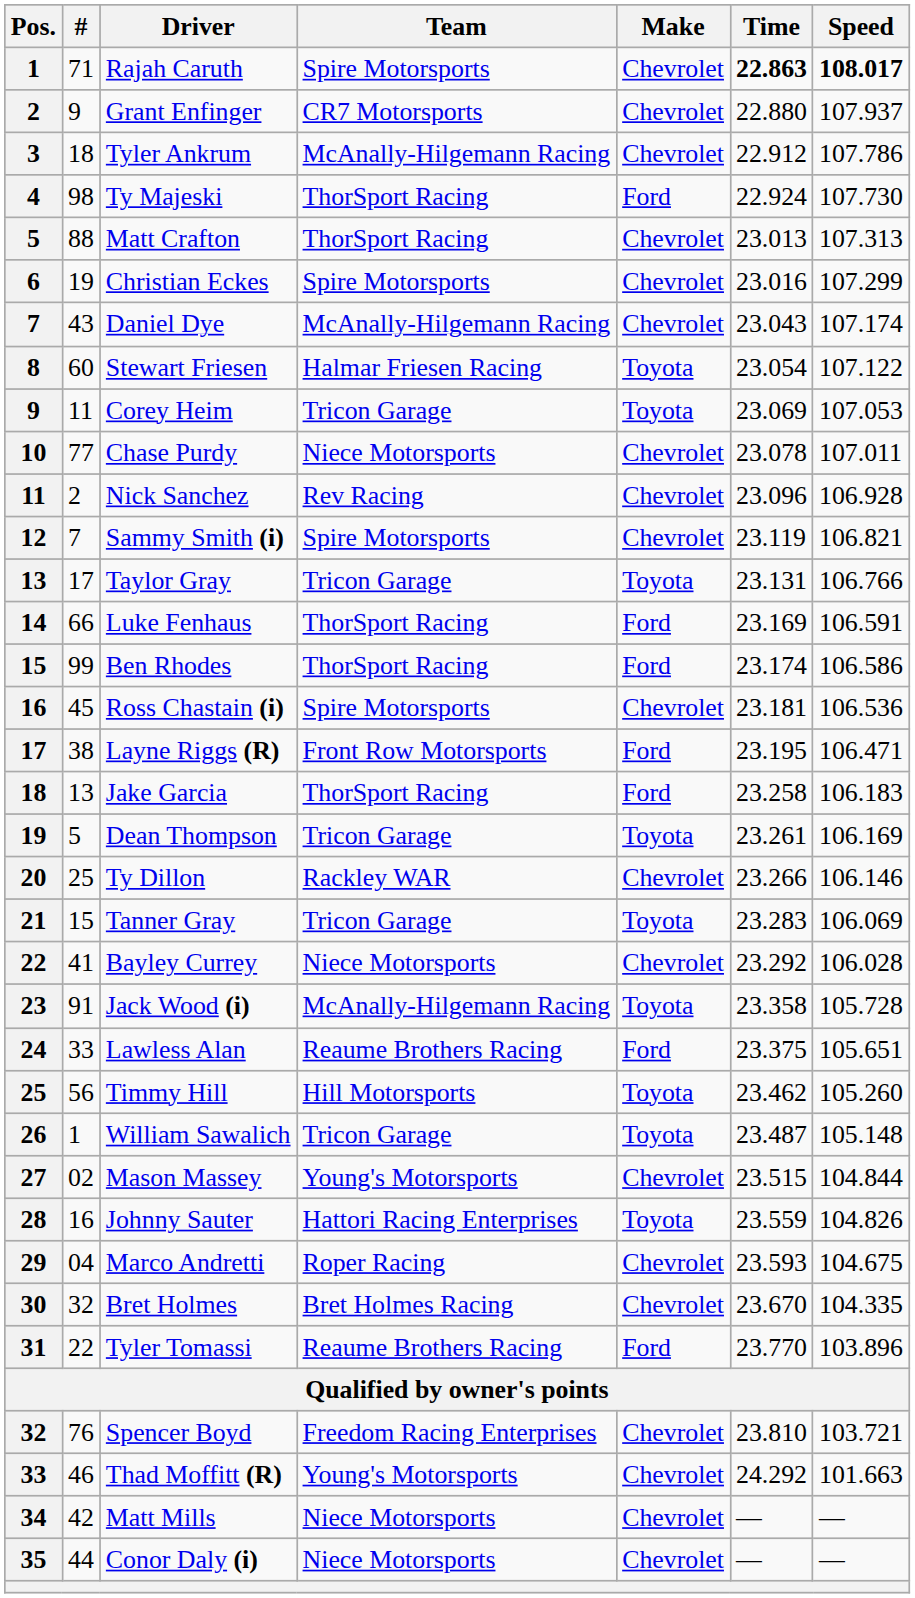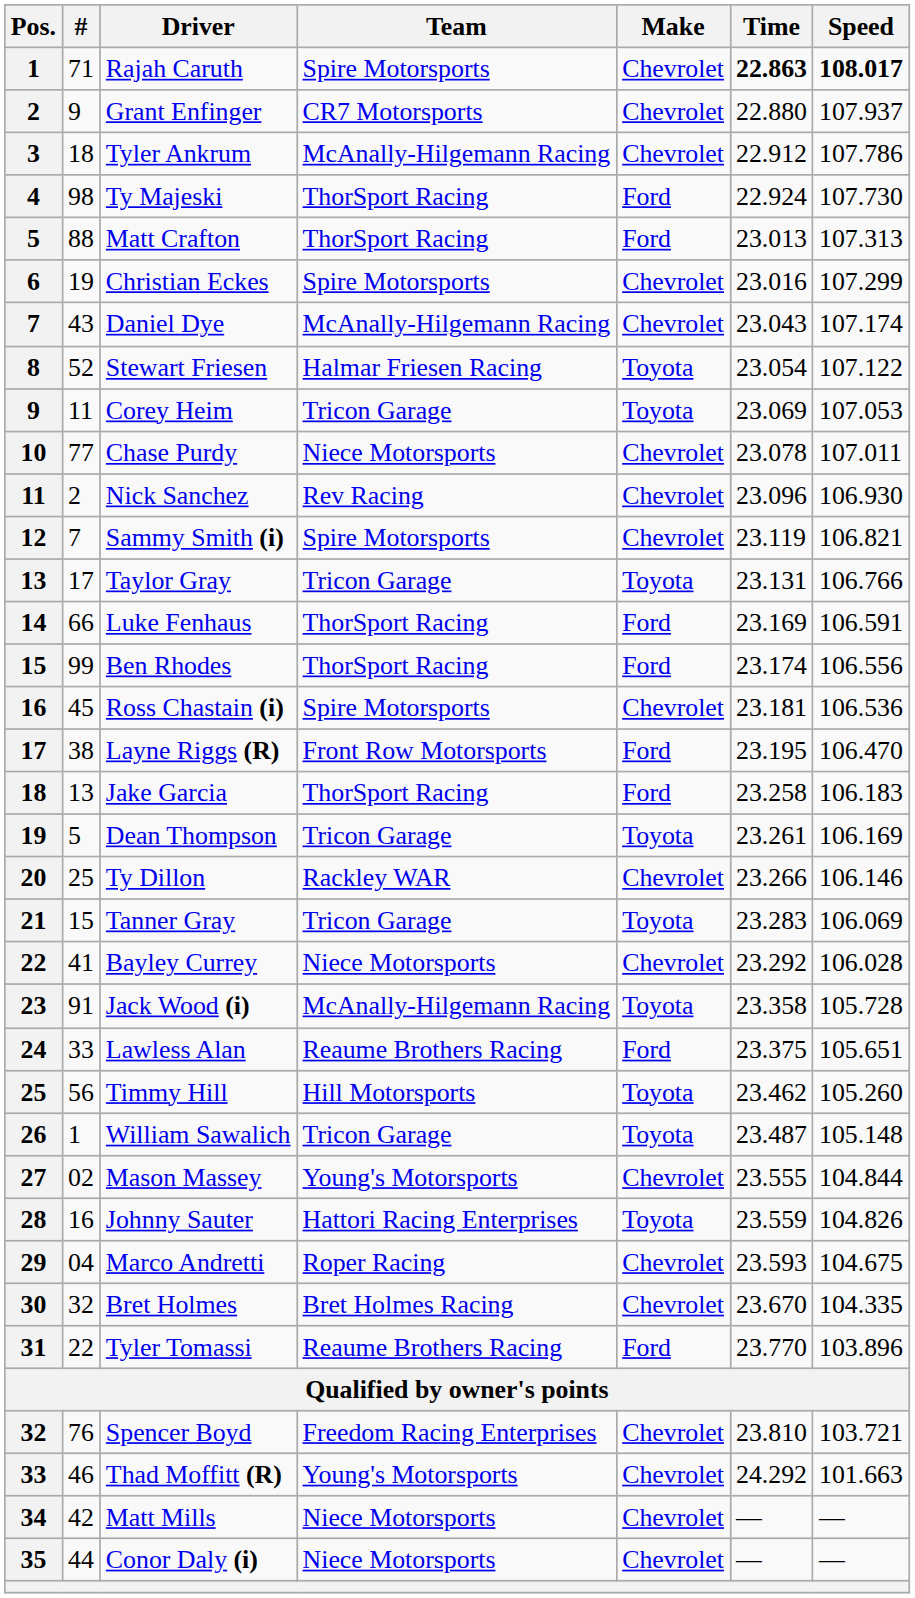(673, 239) Chevrolet -> (647, 239) Ford
(81, 366) 60 -> (81, 366) 52
(861, 494) 106.928 -> (861, 494) 106.930
(861, 665) 106.586 -> (861, 665) 106.556
(861, 750) 106.471 -> (861, 750) 106.470
(771, 1176) 23.515 -> (771, 1176) 23.555
